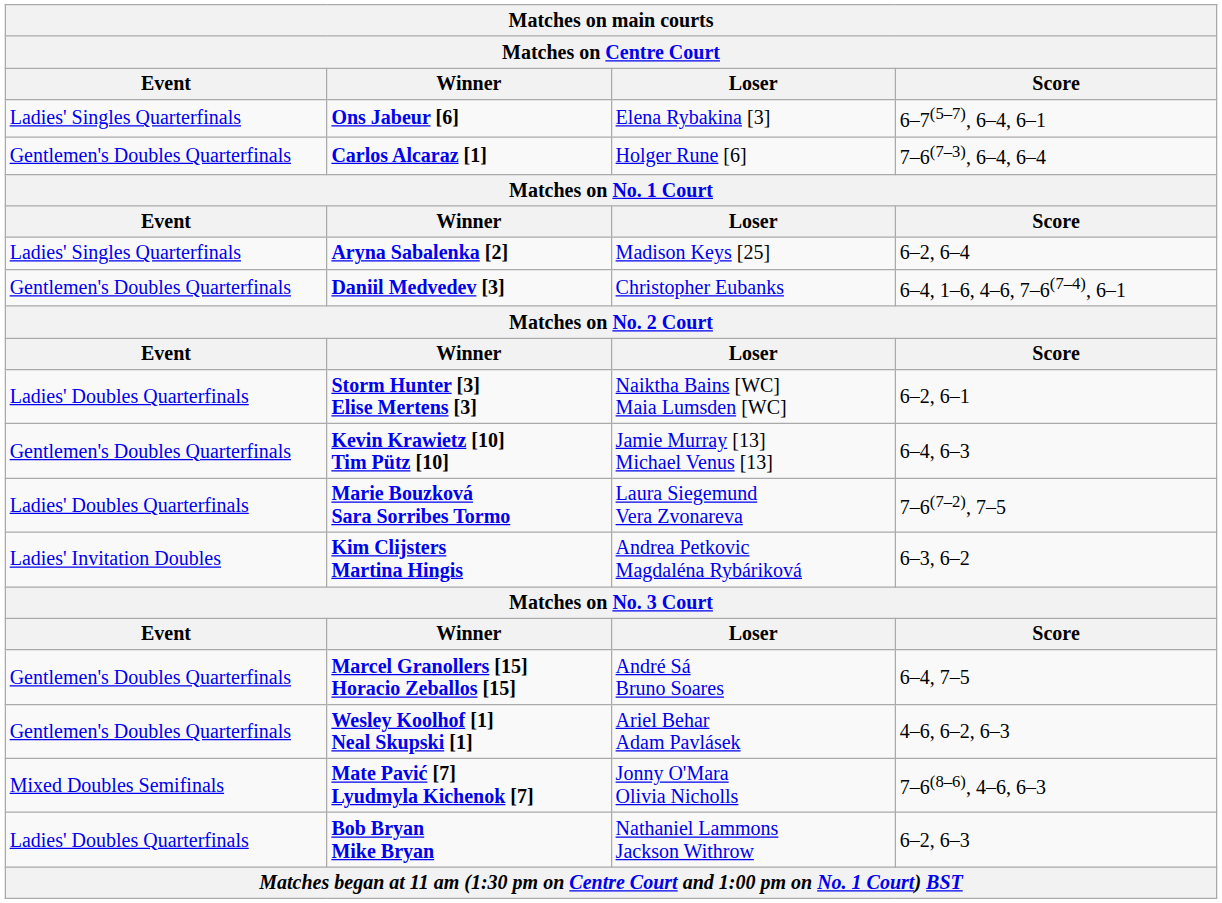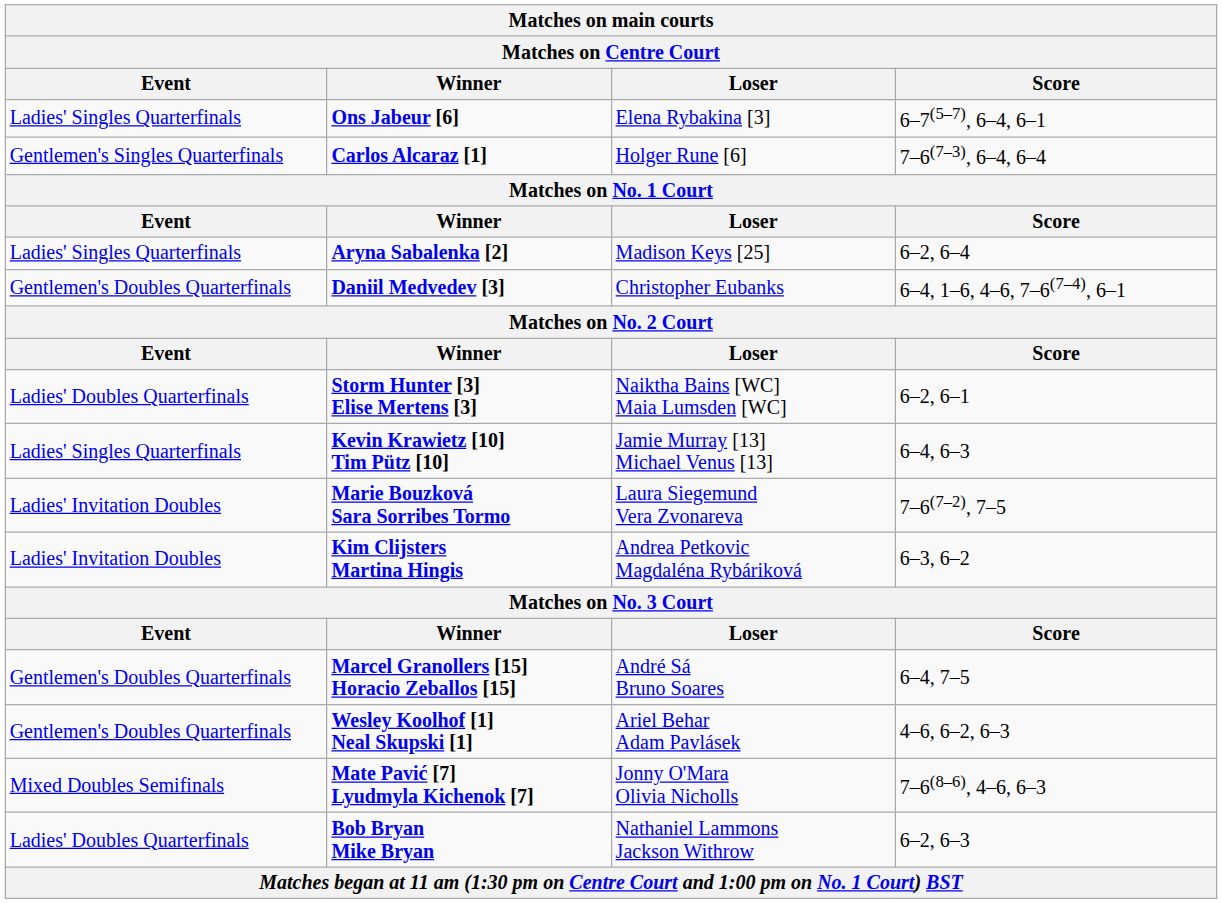(150, 155) Gentlemen's Doubles Quarterfinals -> (146, 155) Gentlemen's Singles Quarterfinals
(150, 450) Gentlemen's Doubles Quarterfinals -> (125, 450) Ladies' Singles Quarterfinals
(129, 505) Ladies' Doubles Quarterfinals -> (115, 505) Ladies' Invitation Doubles
